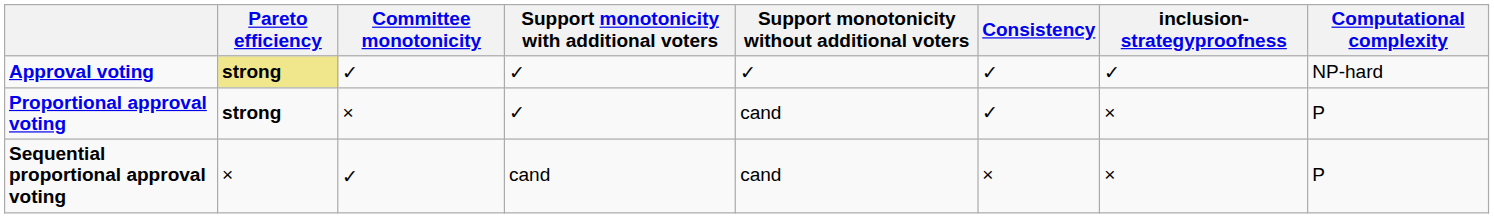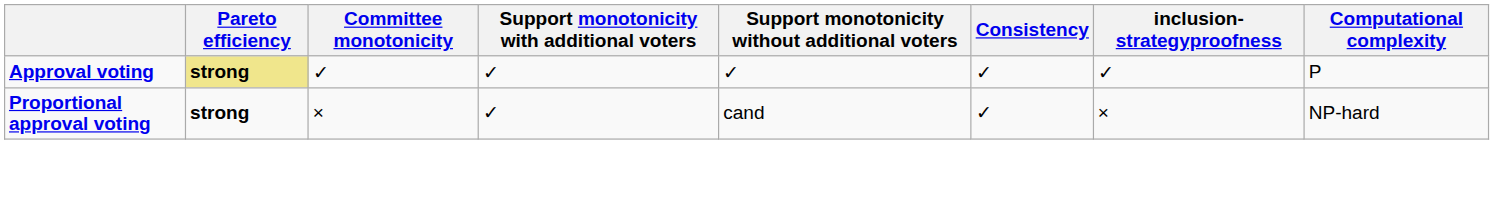(1348, 71) NP-hard -> (1315, 71) P
(1319, 113) P -> (1344, 113) NP-hard
- row: (107, 175)
